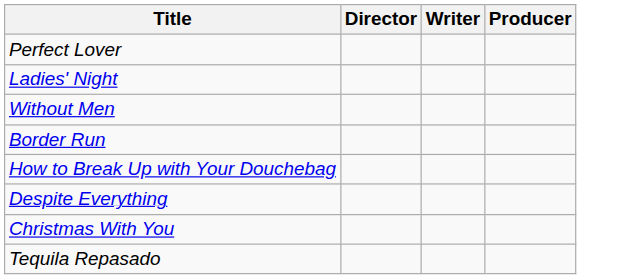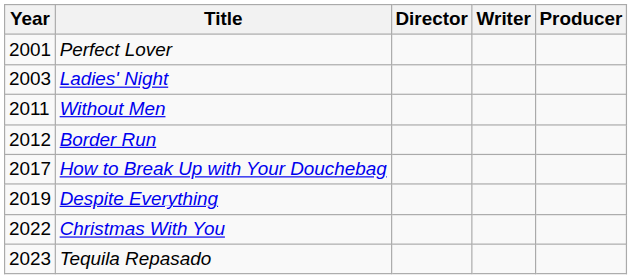+ column: (30, 19)
